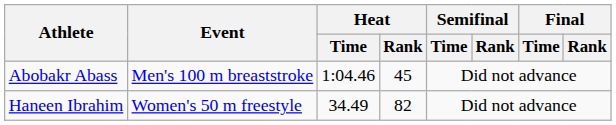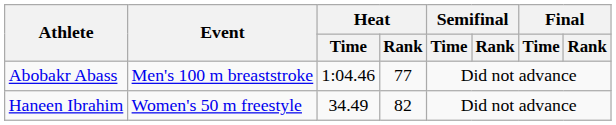(403, 76) 45 -> (403, 76) 77
